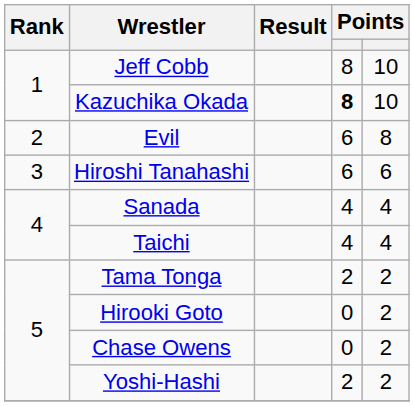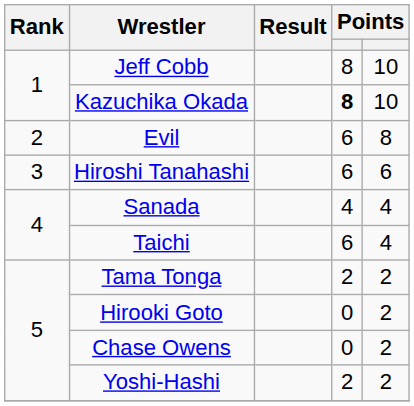(347, 242) 4 -> (347, 242) 6
